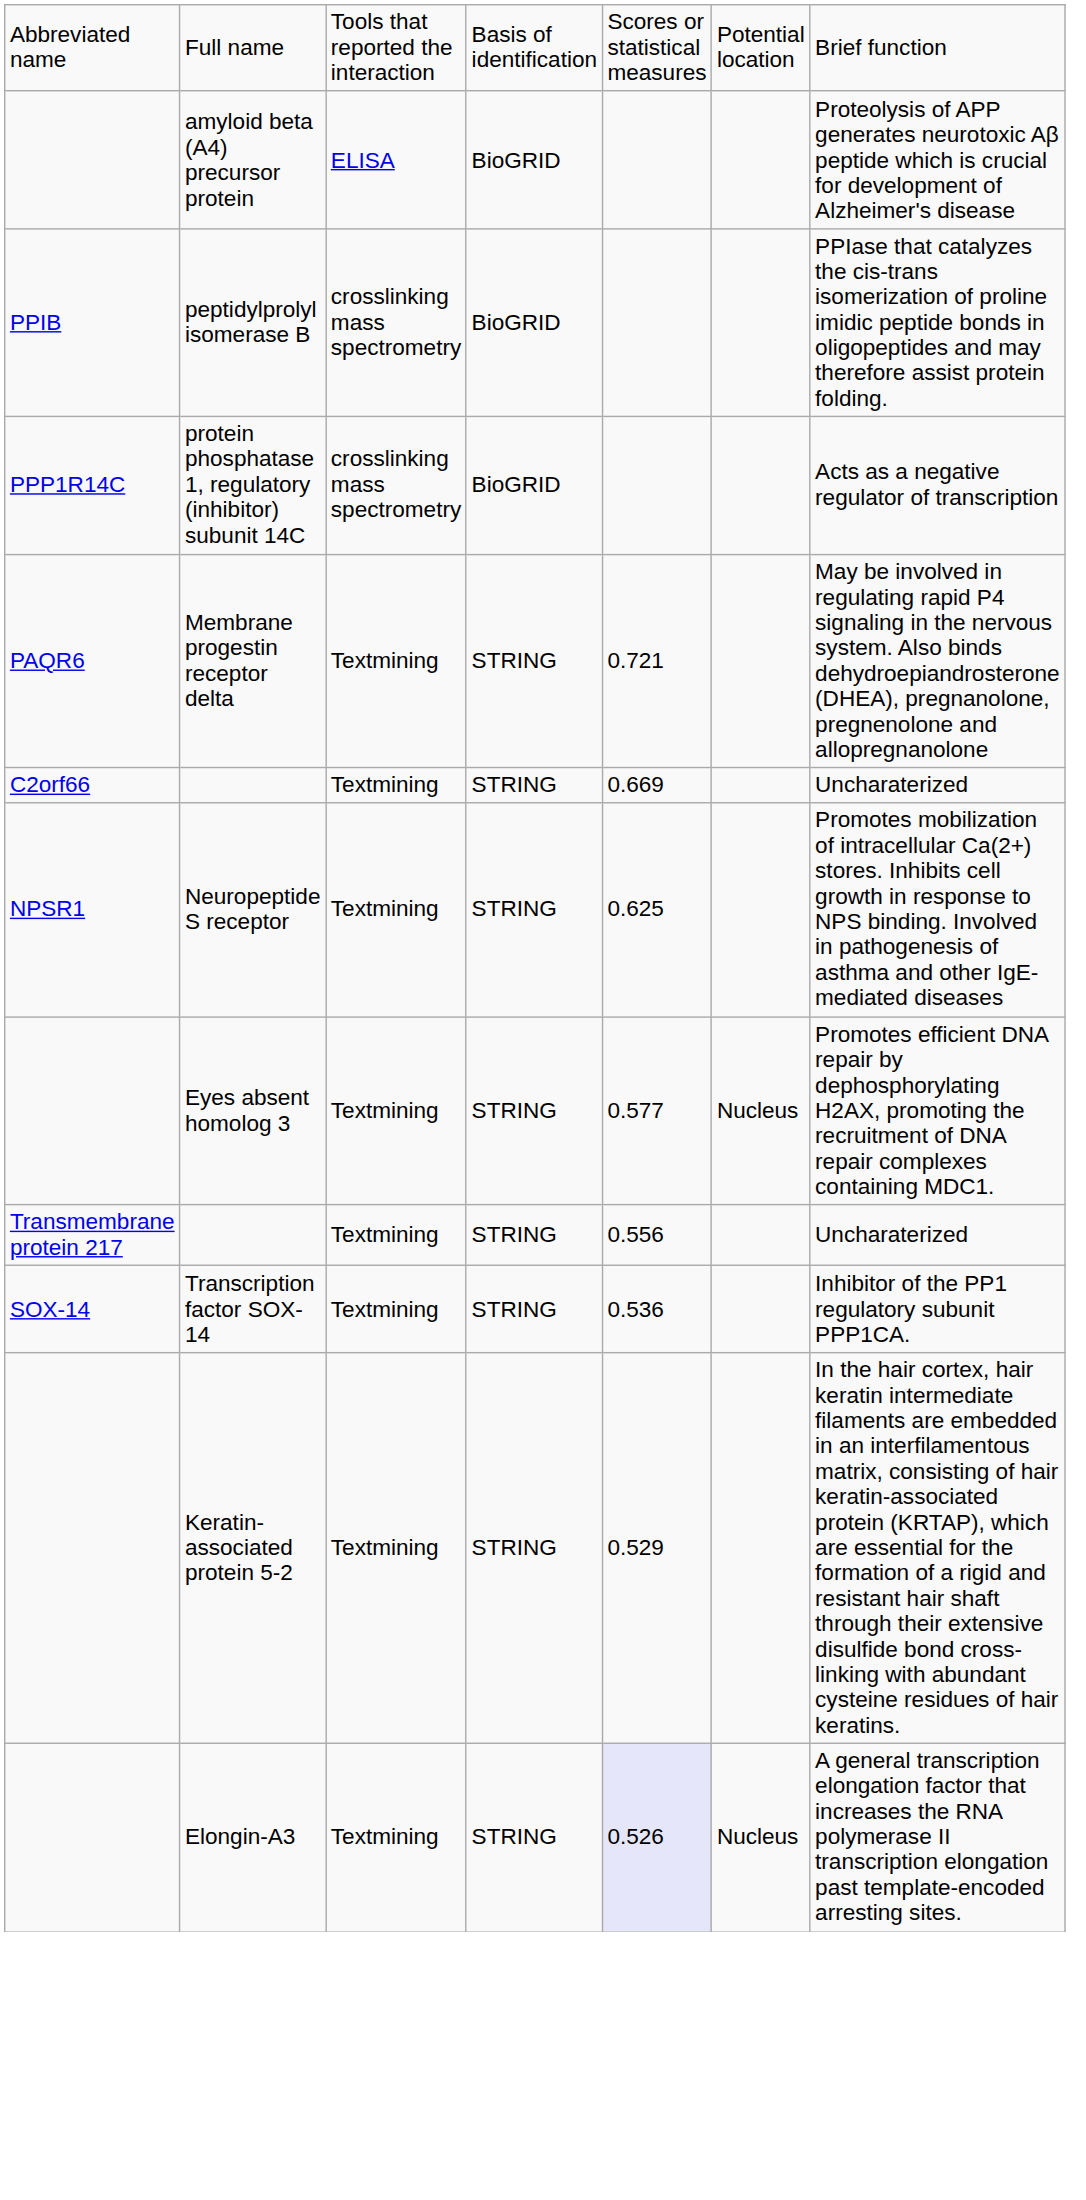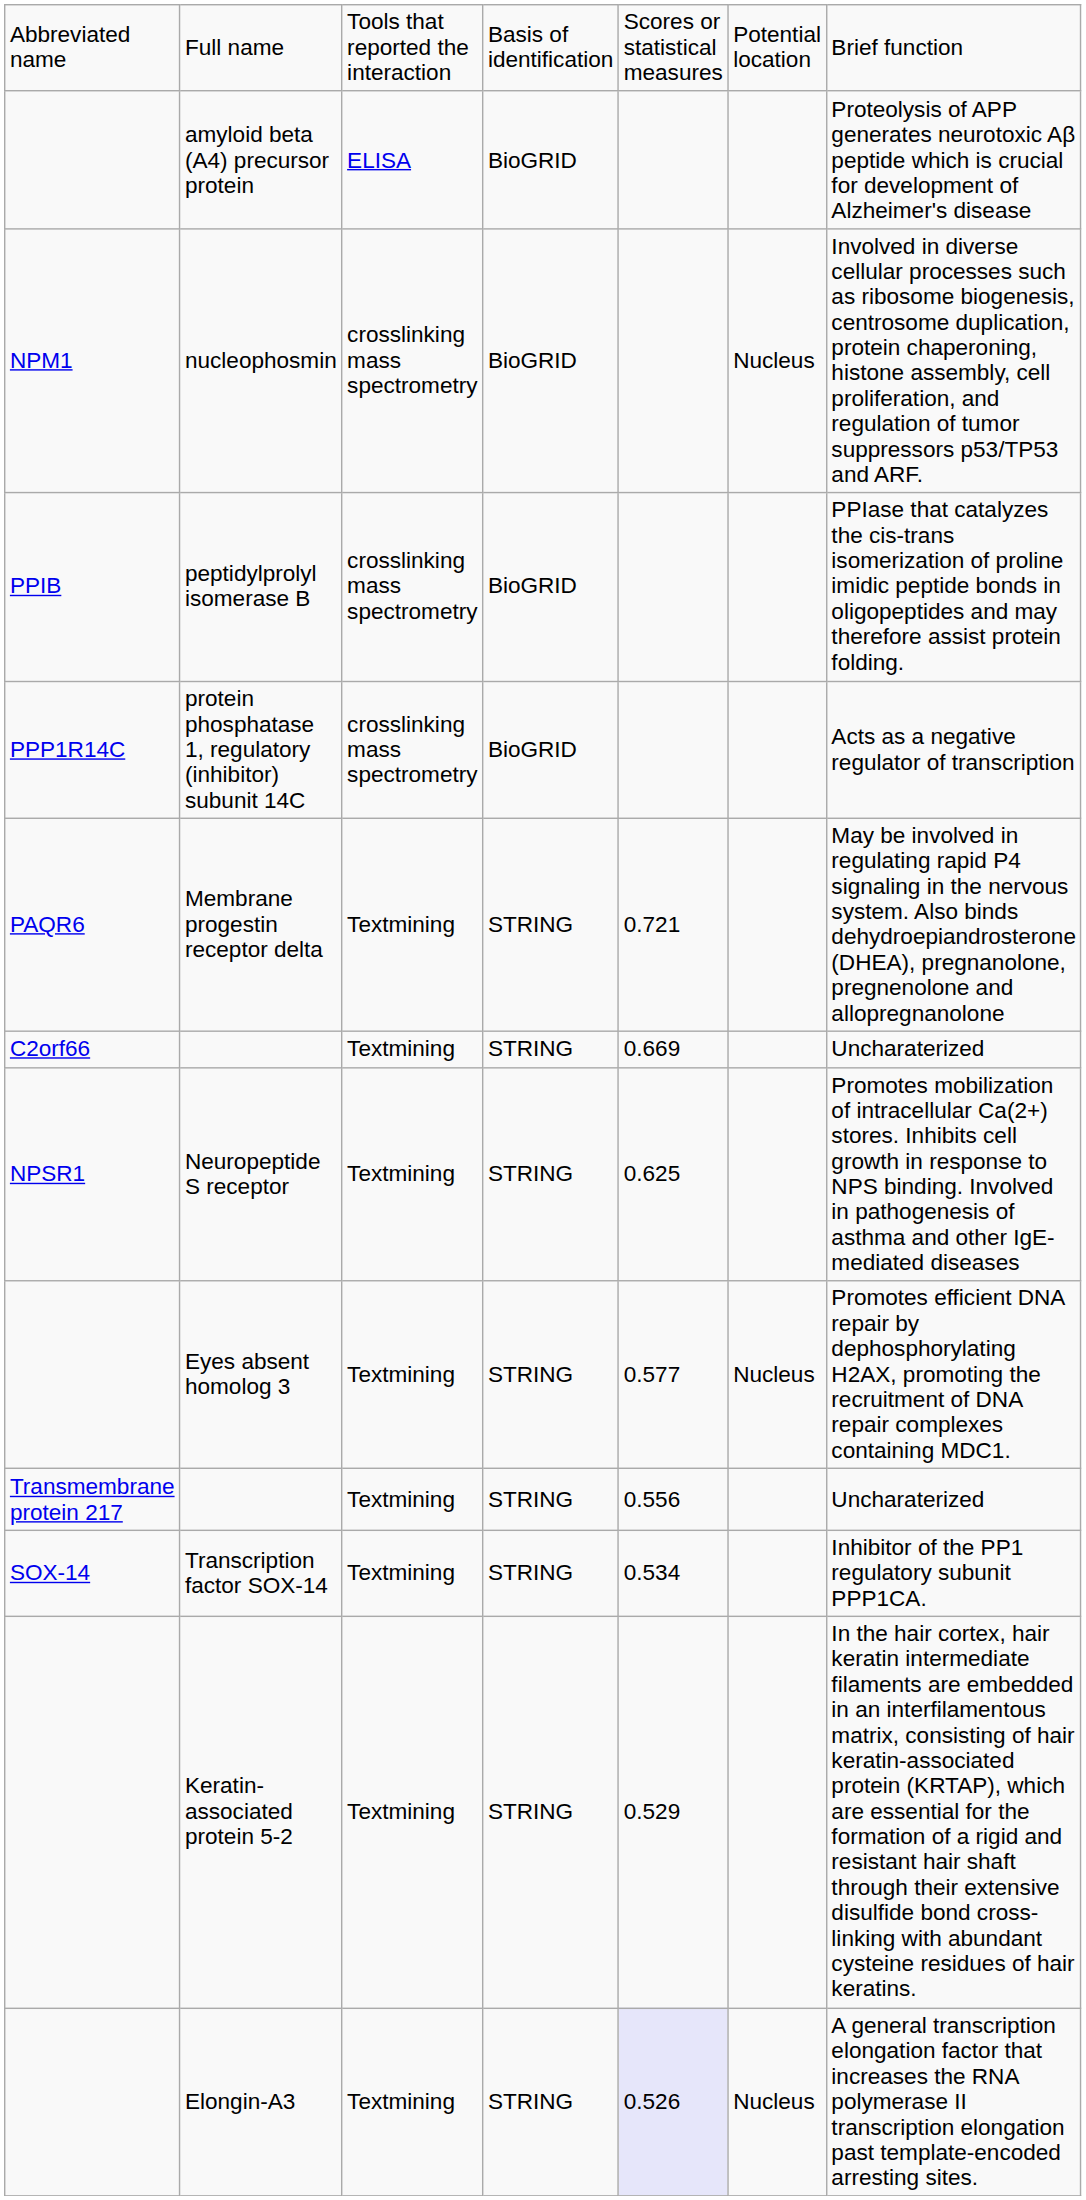+ row: (41, 360)
(636, 1308) 0.536 -> (652, 1573) 0.534
